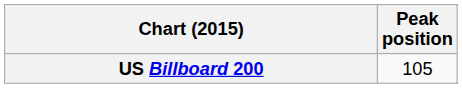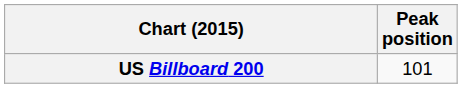(417, 68) 105 -> (417, 68) 101
